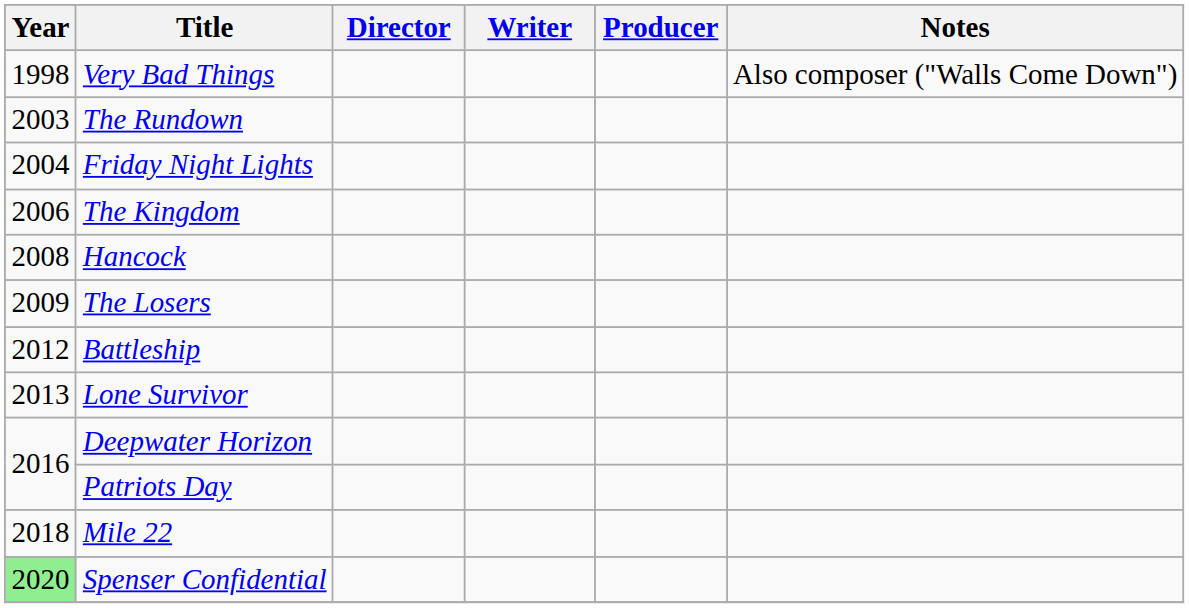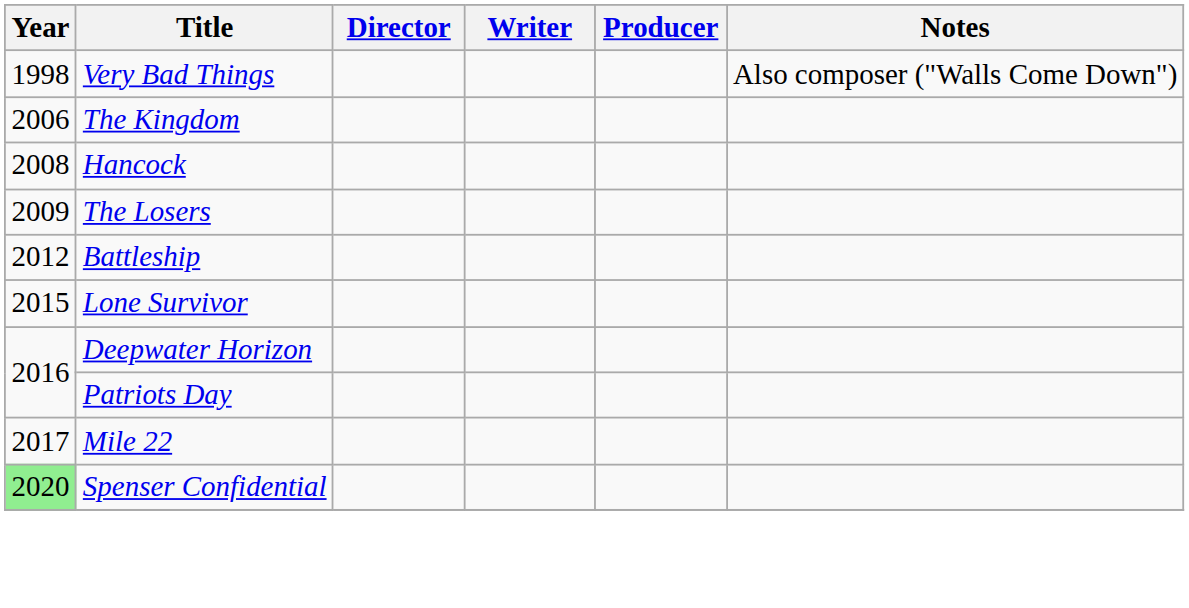- row: (163, 119)
- row: (198, 165)
(41, 394) 2013 -> (41, 303) 2015
(41, 532) 2018 -> (41, 440) 2017
